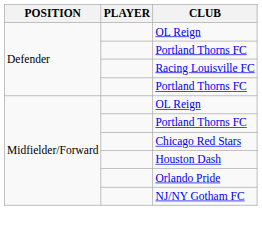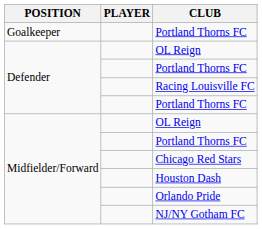+ row: (34, 31)
